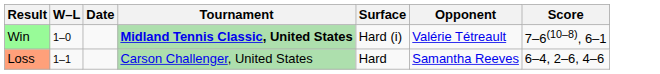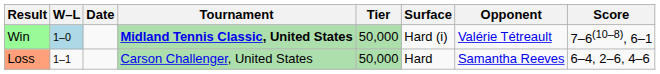+ column: (379, 14)
(62, 37) no background -> (62, 37) lightblue background
